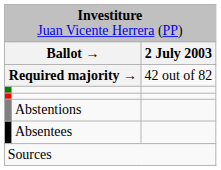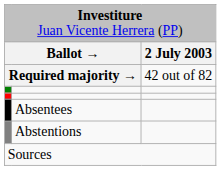rows swapped: (8, 110) <-> (8, 132)
